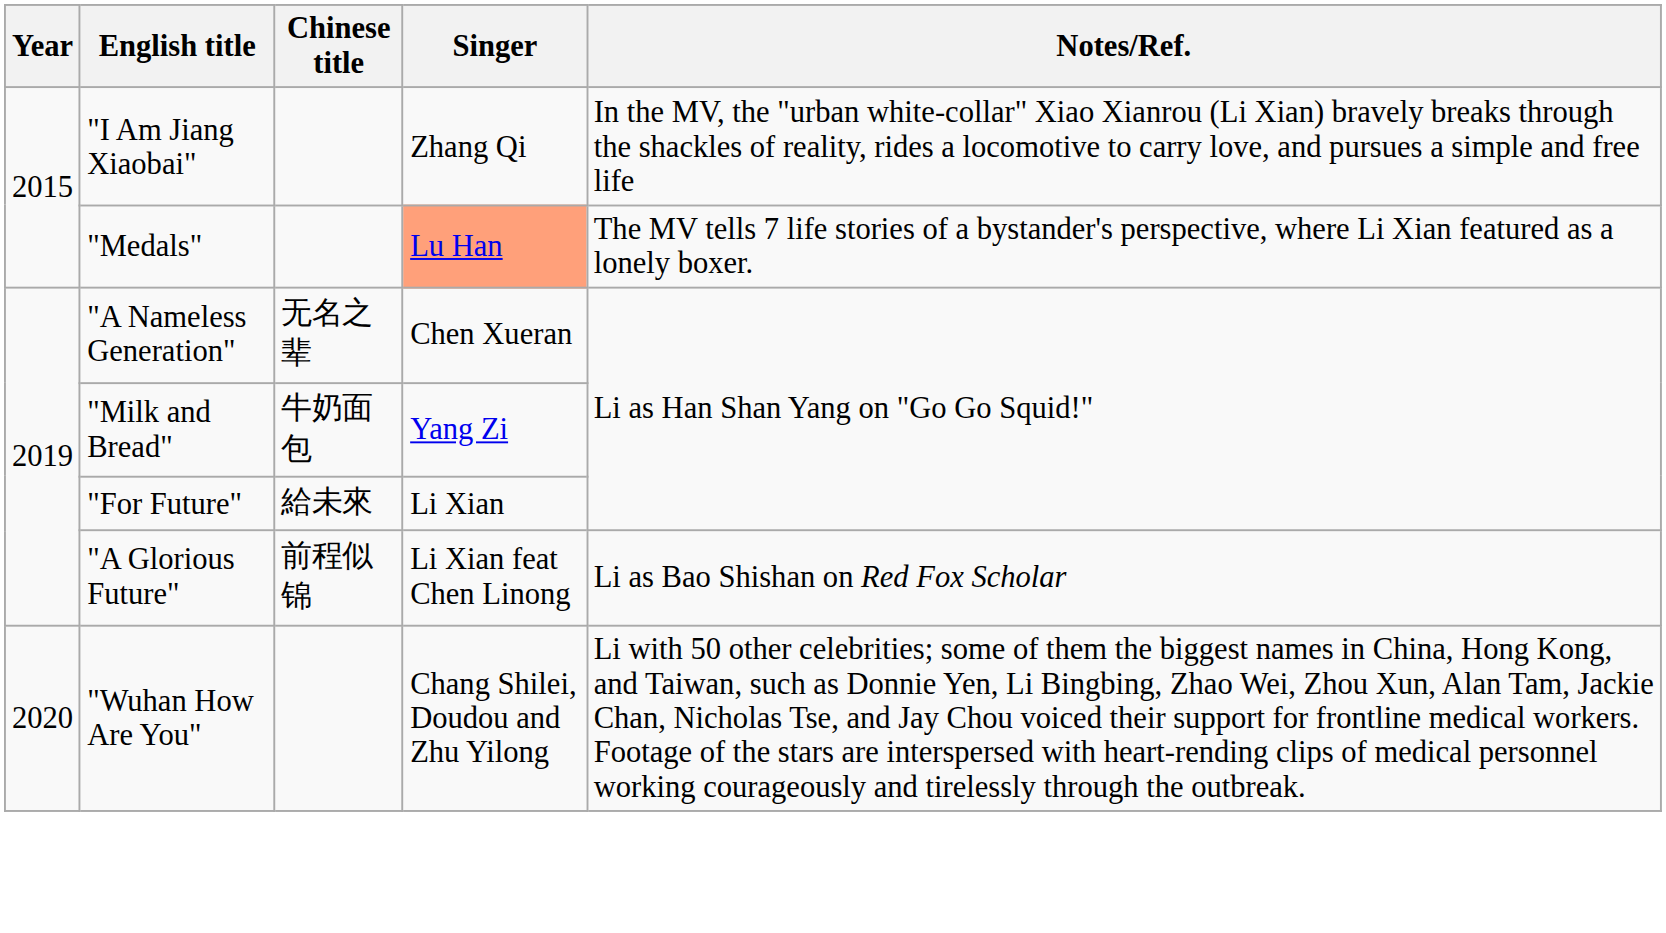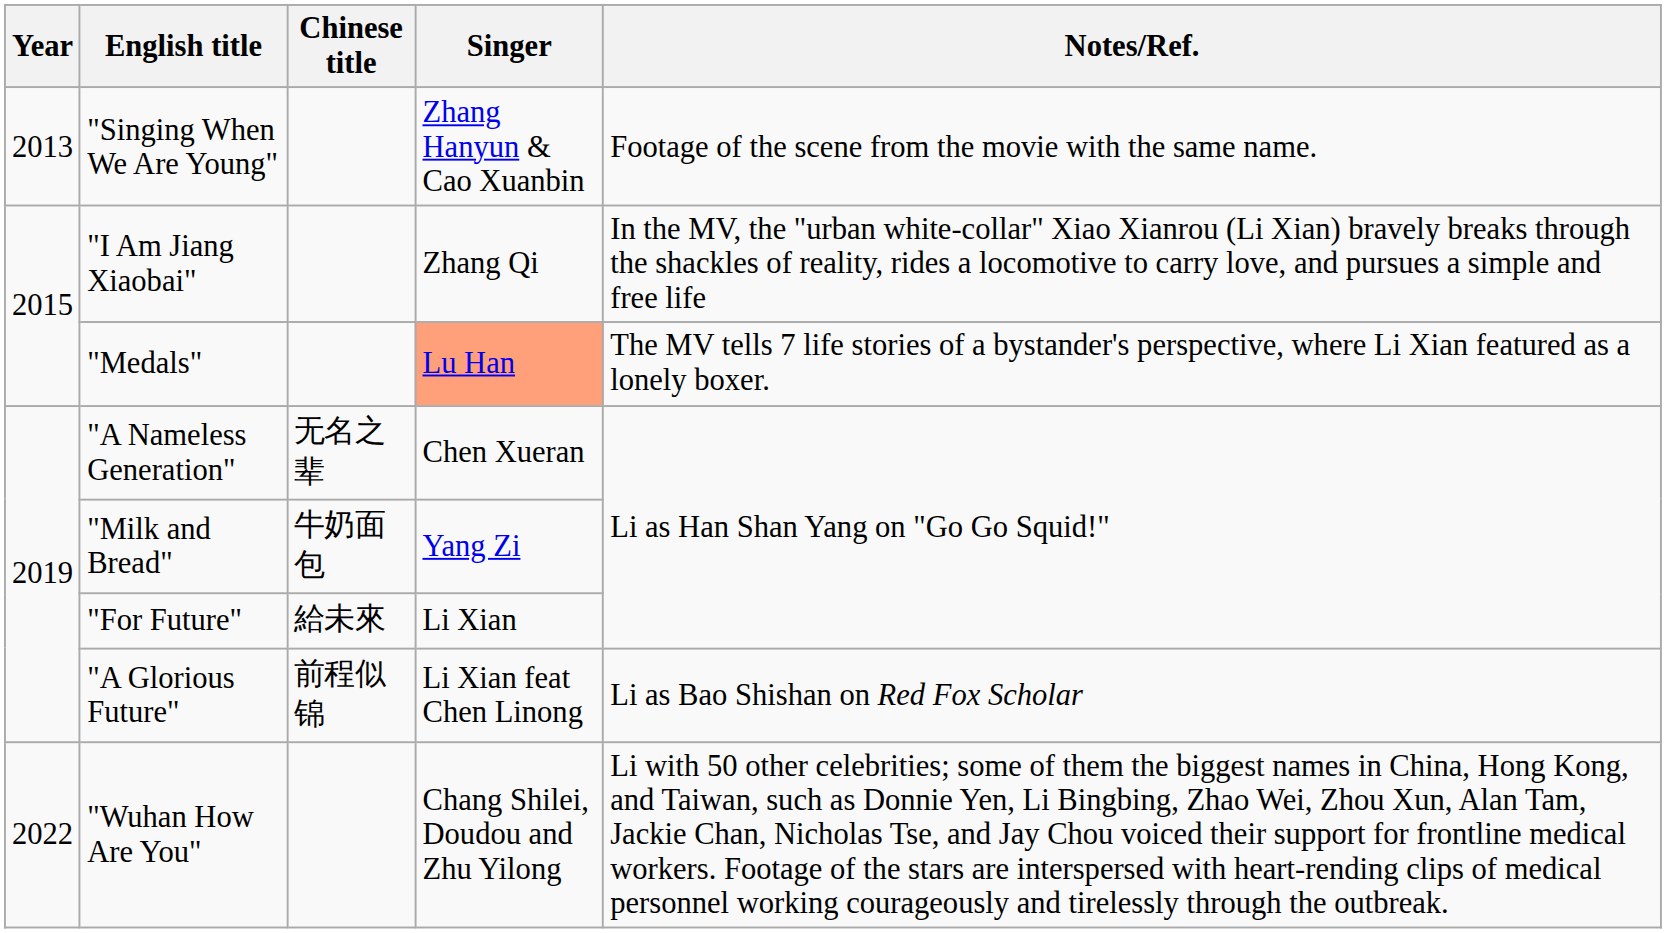+ row: (183, 145)
(43, 717) 2020 -> (43, 834) 2022
